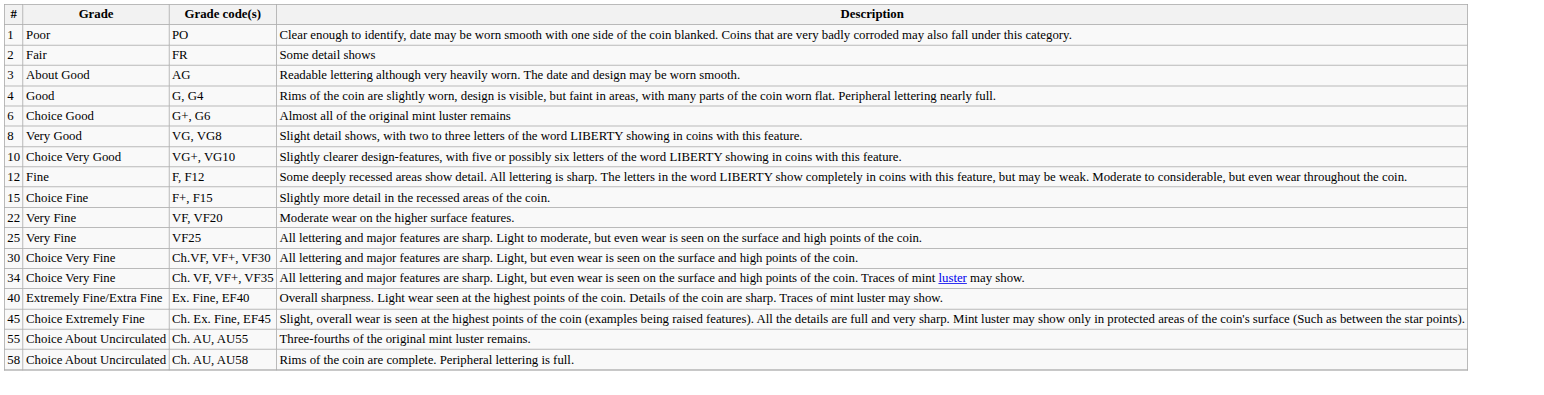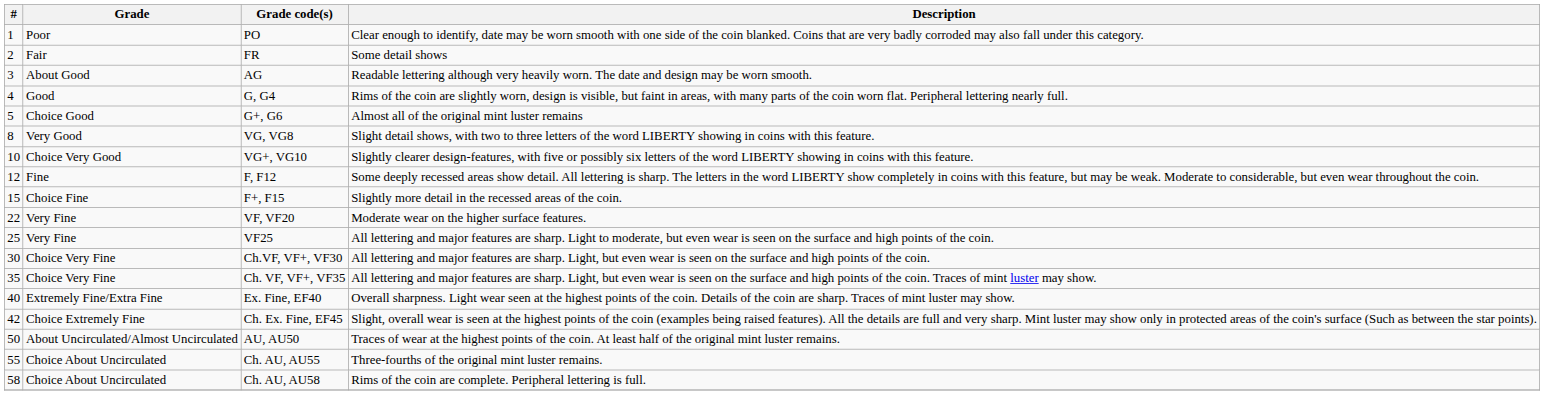(11, 116) 6 -> (11, 116) 5
(14, 278) 34 -> (14, 278) 35
(14, 319) 45 -> (14, 319) 42
+ row: (272, 339)
